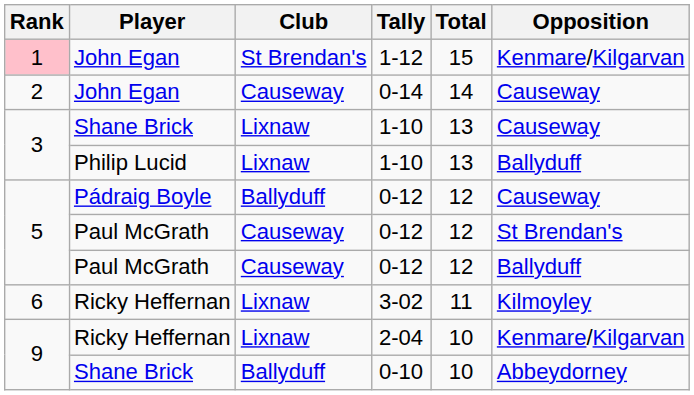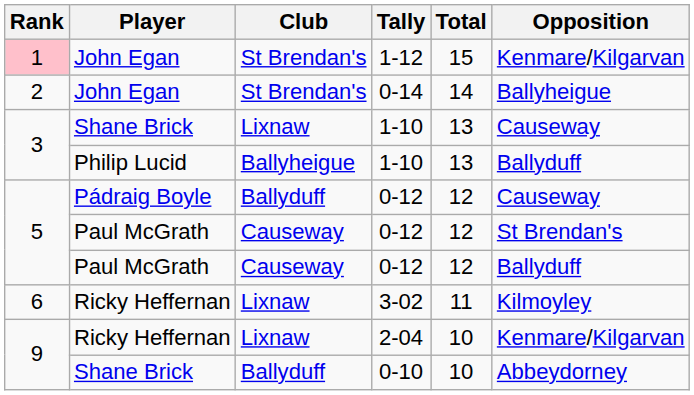(292, 92) Causeway -> (304, 92) St Brendan's
(548, 92) Causeway -> (554, 92) Ballyheigue
(275, 162) Lixnaw -> (298, 162) Ballyheigue
